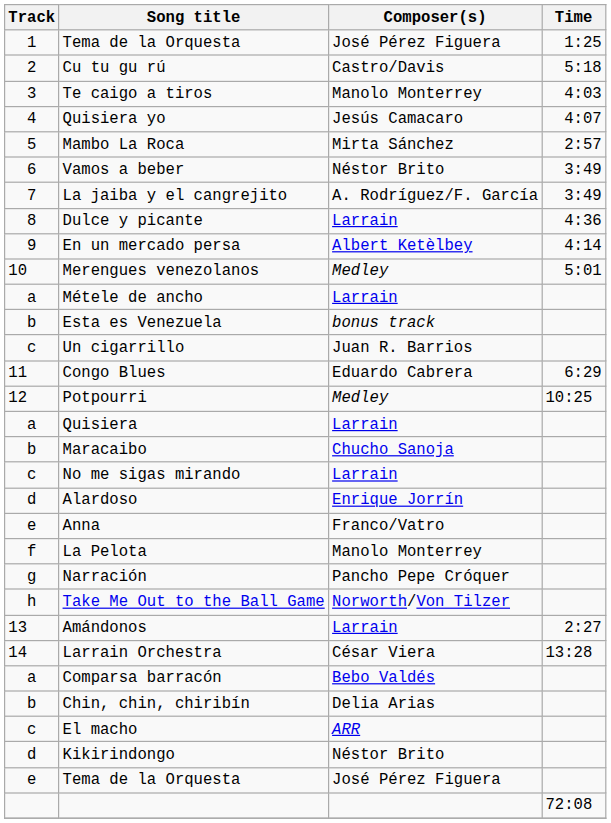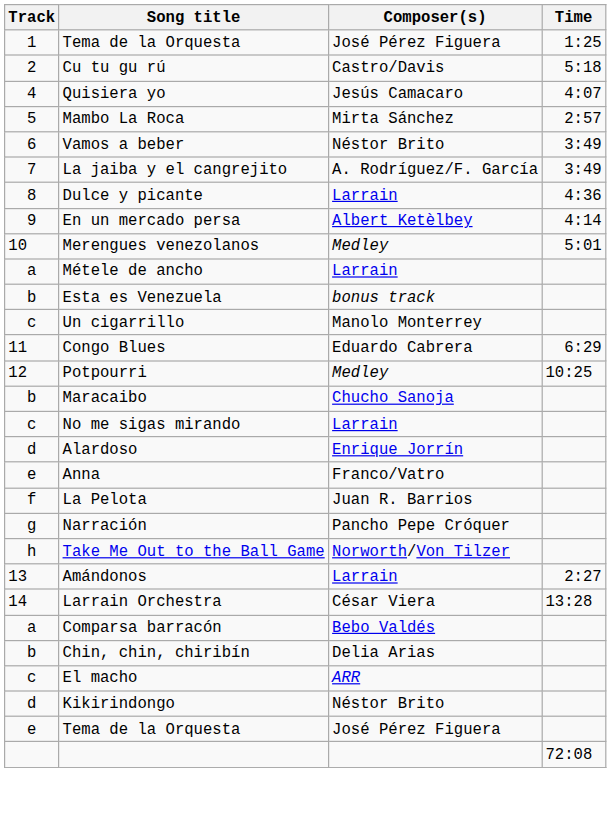- row: (22, 94)
(402, 348) Juan R. Barrios -> (407, 322) Manolo Monterrey
- row: (22, 424)
(407, 551) Manolo Monterrey -> (402, 500) Juan R. Barrios
